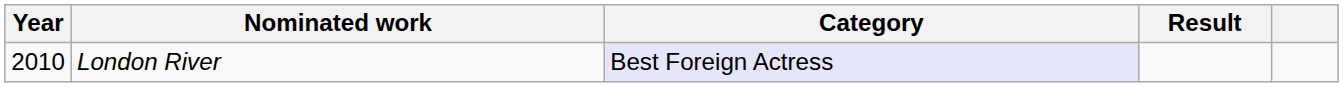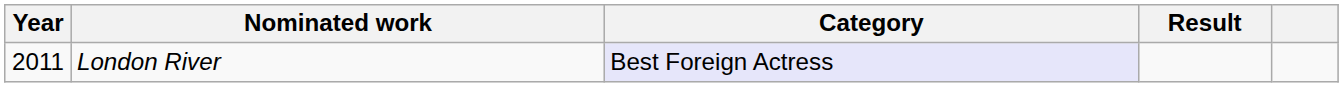(38, 61) 2010 -> (38, 61) 2011
